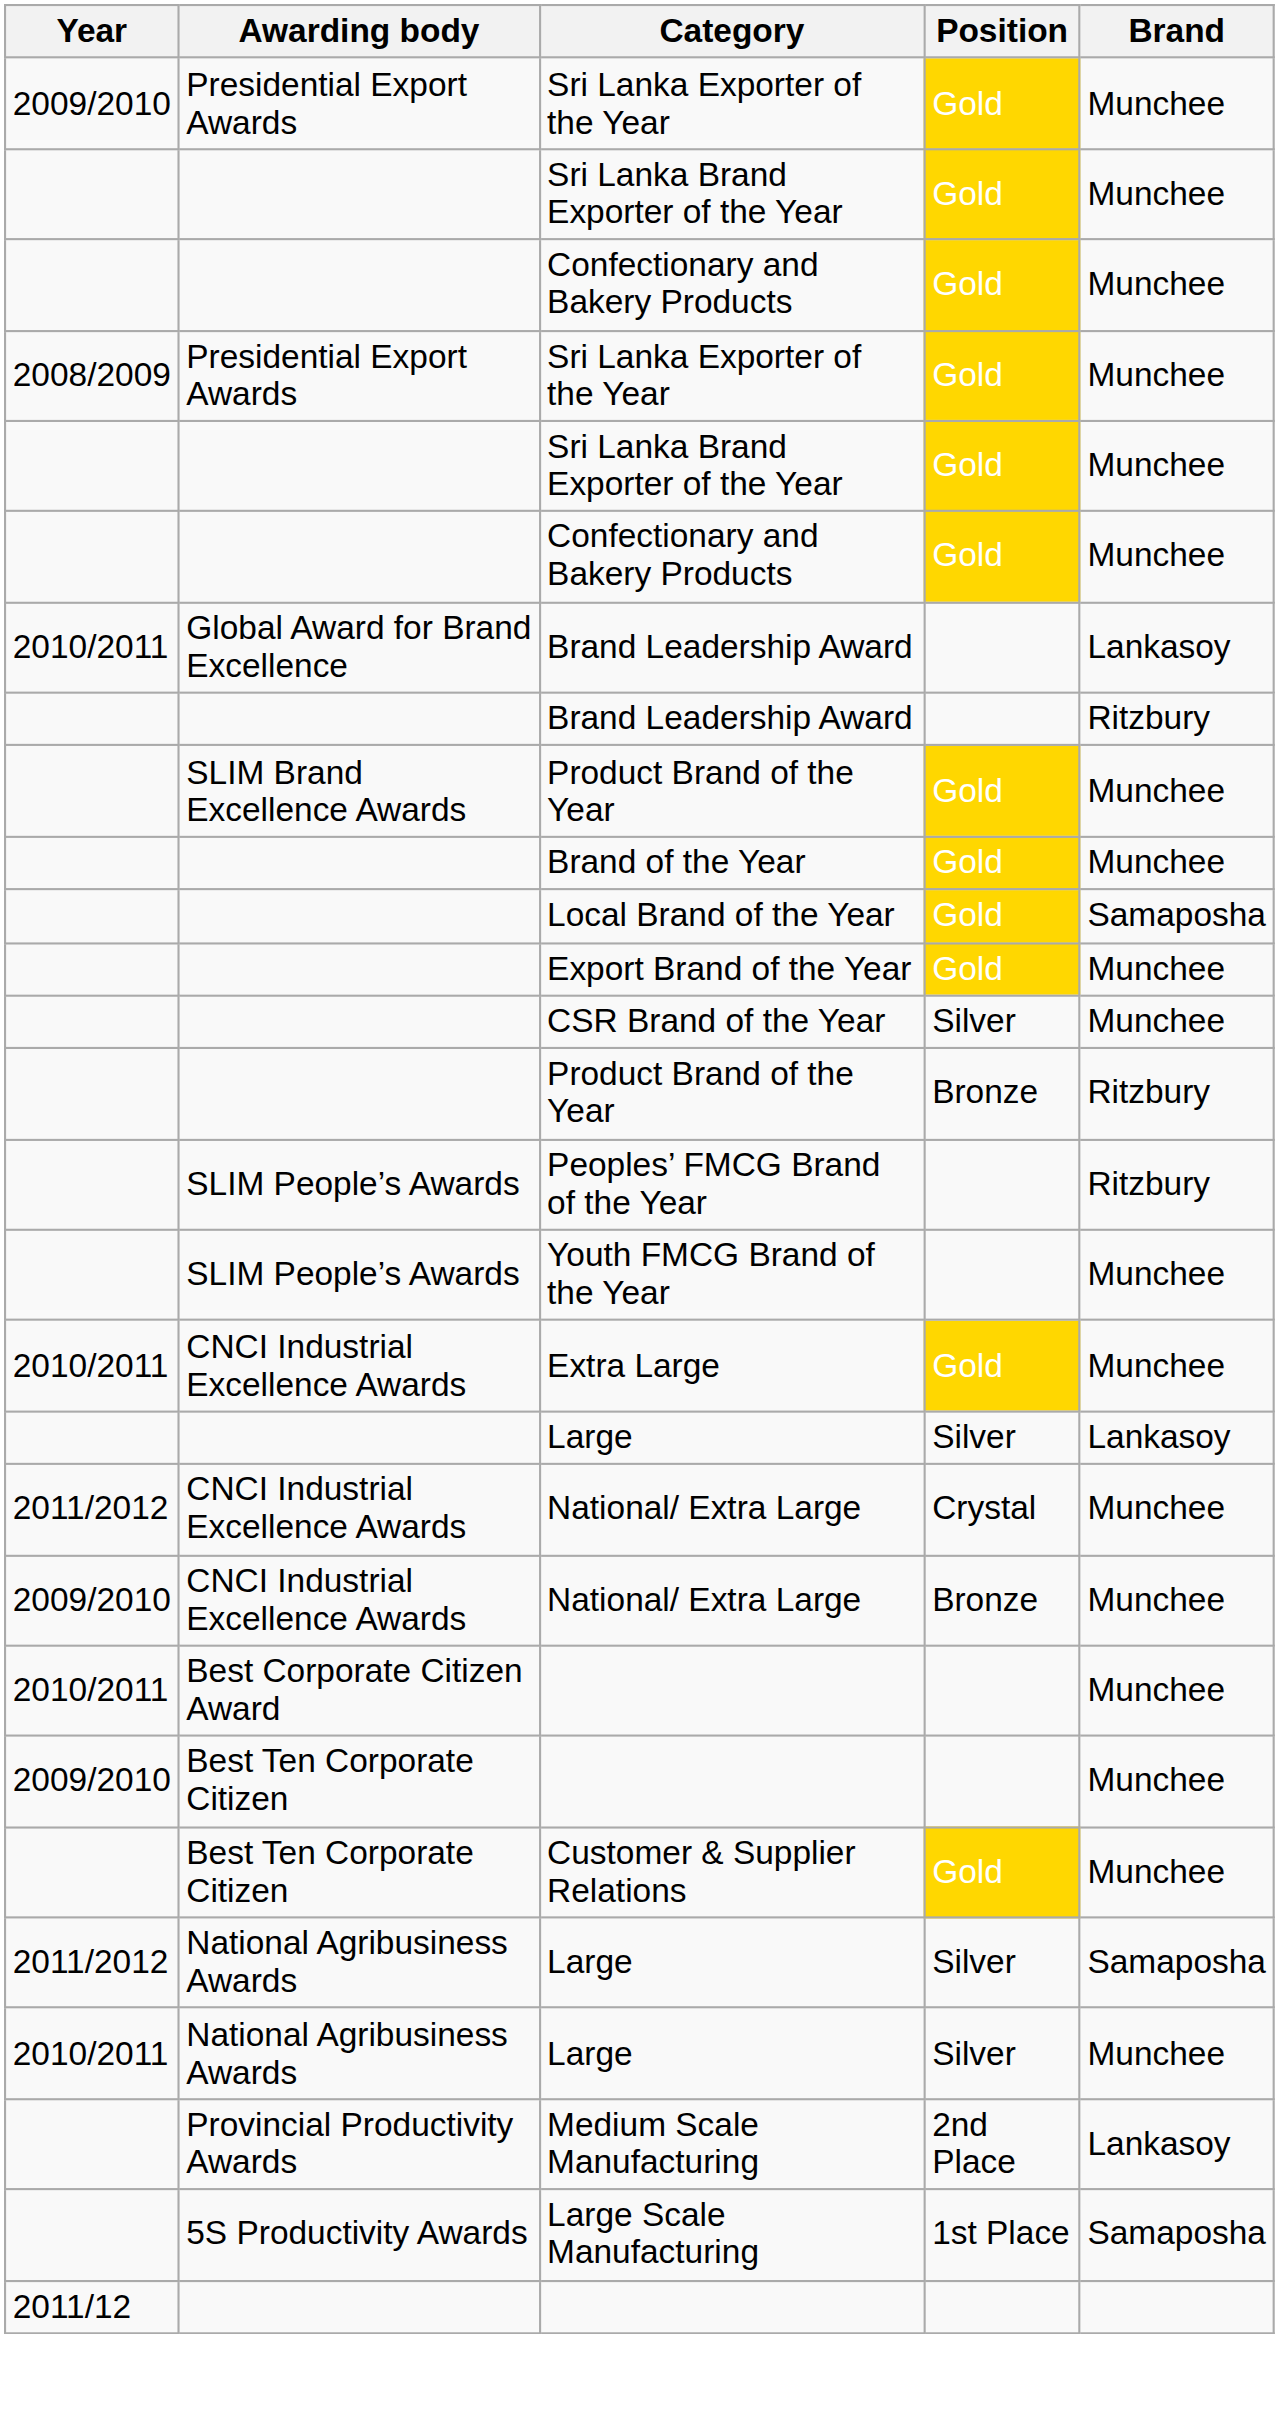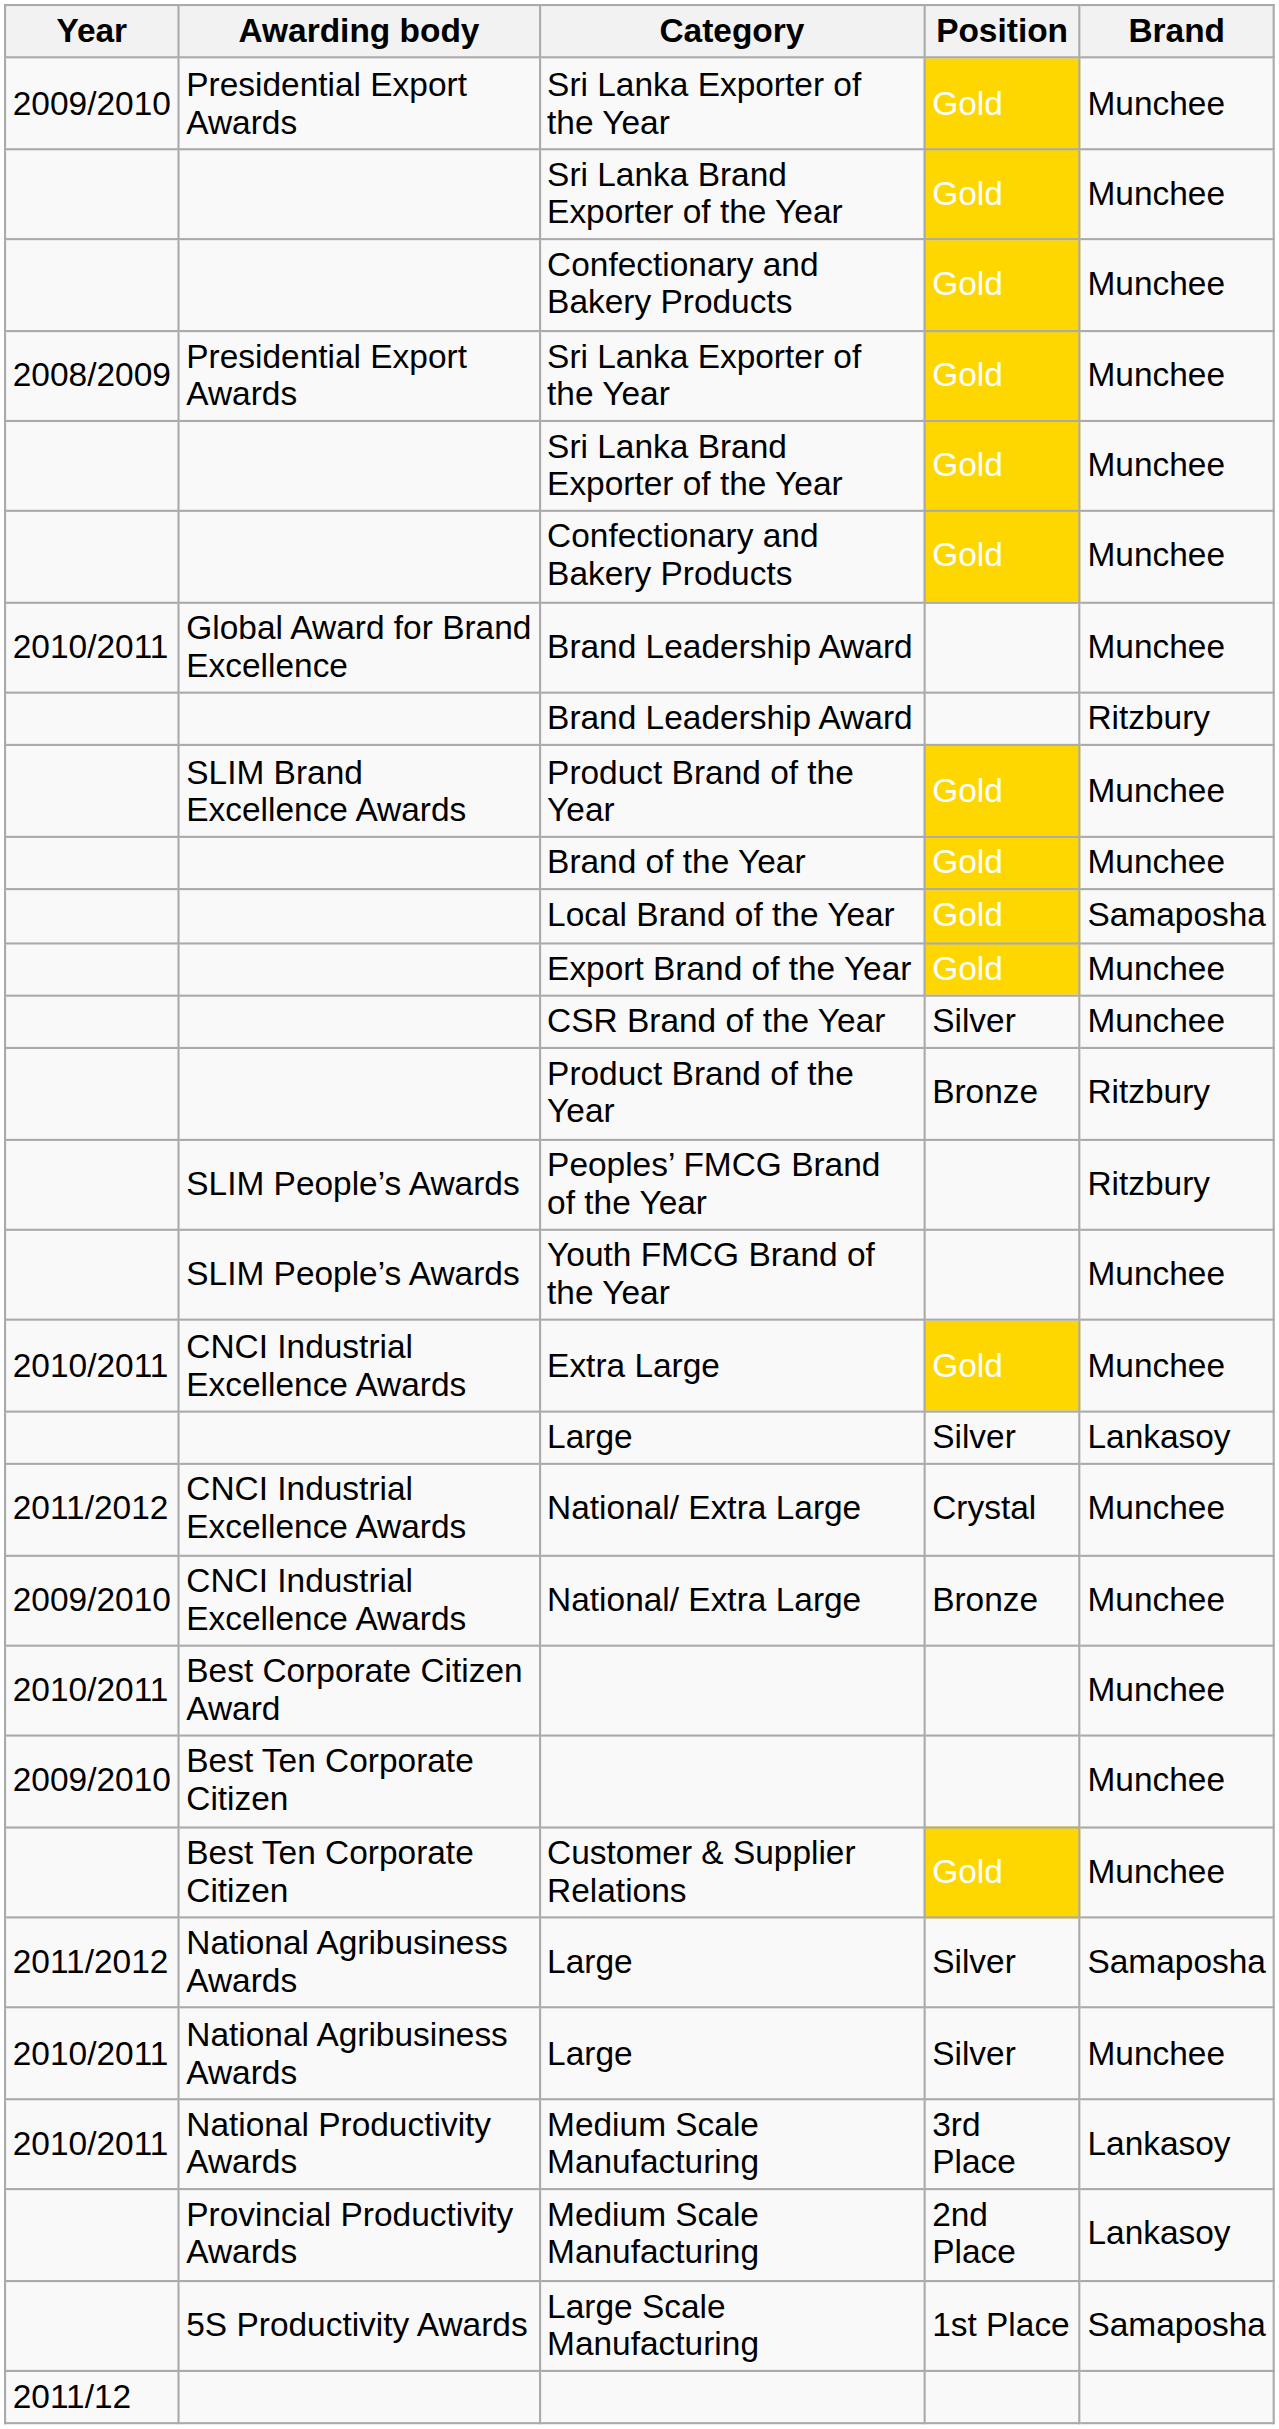(1159, 646) Lankasoy -> (1156, 646) Munchee
+ row: (91, 2143)
